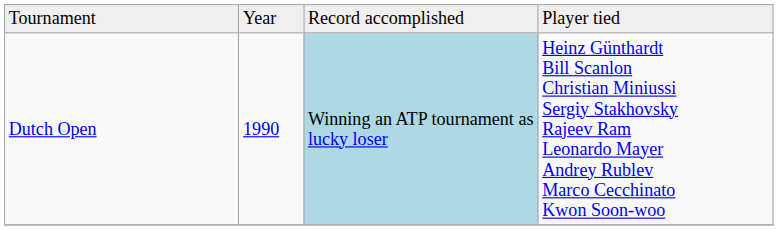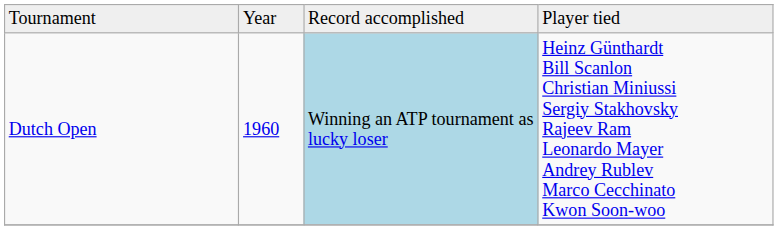(261, 128) 1990 -> (261, 128) 1960
